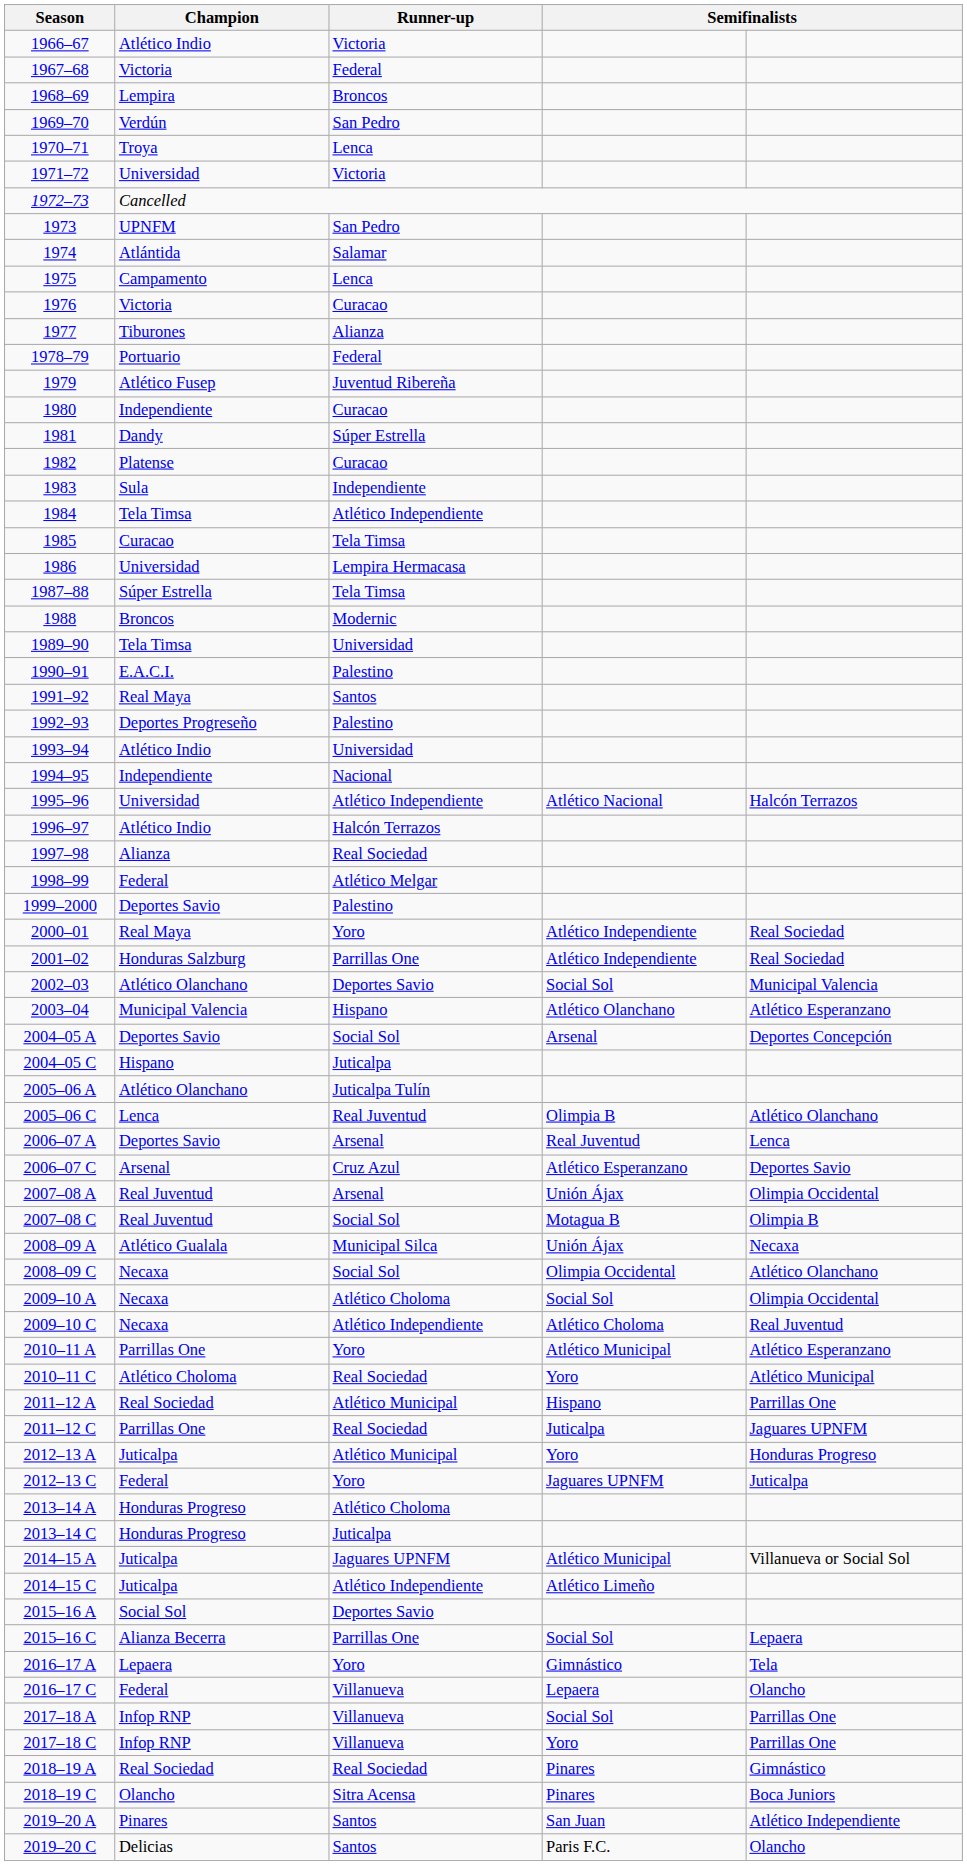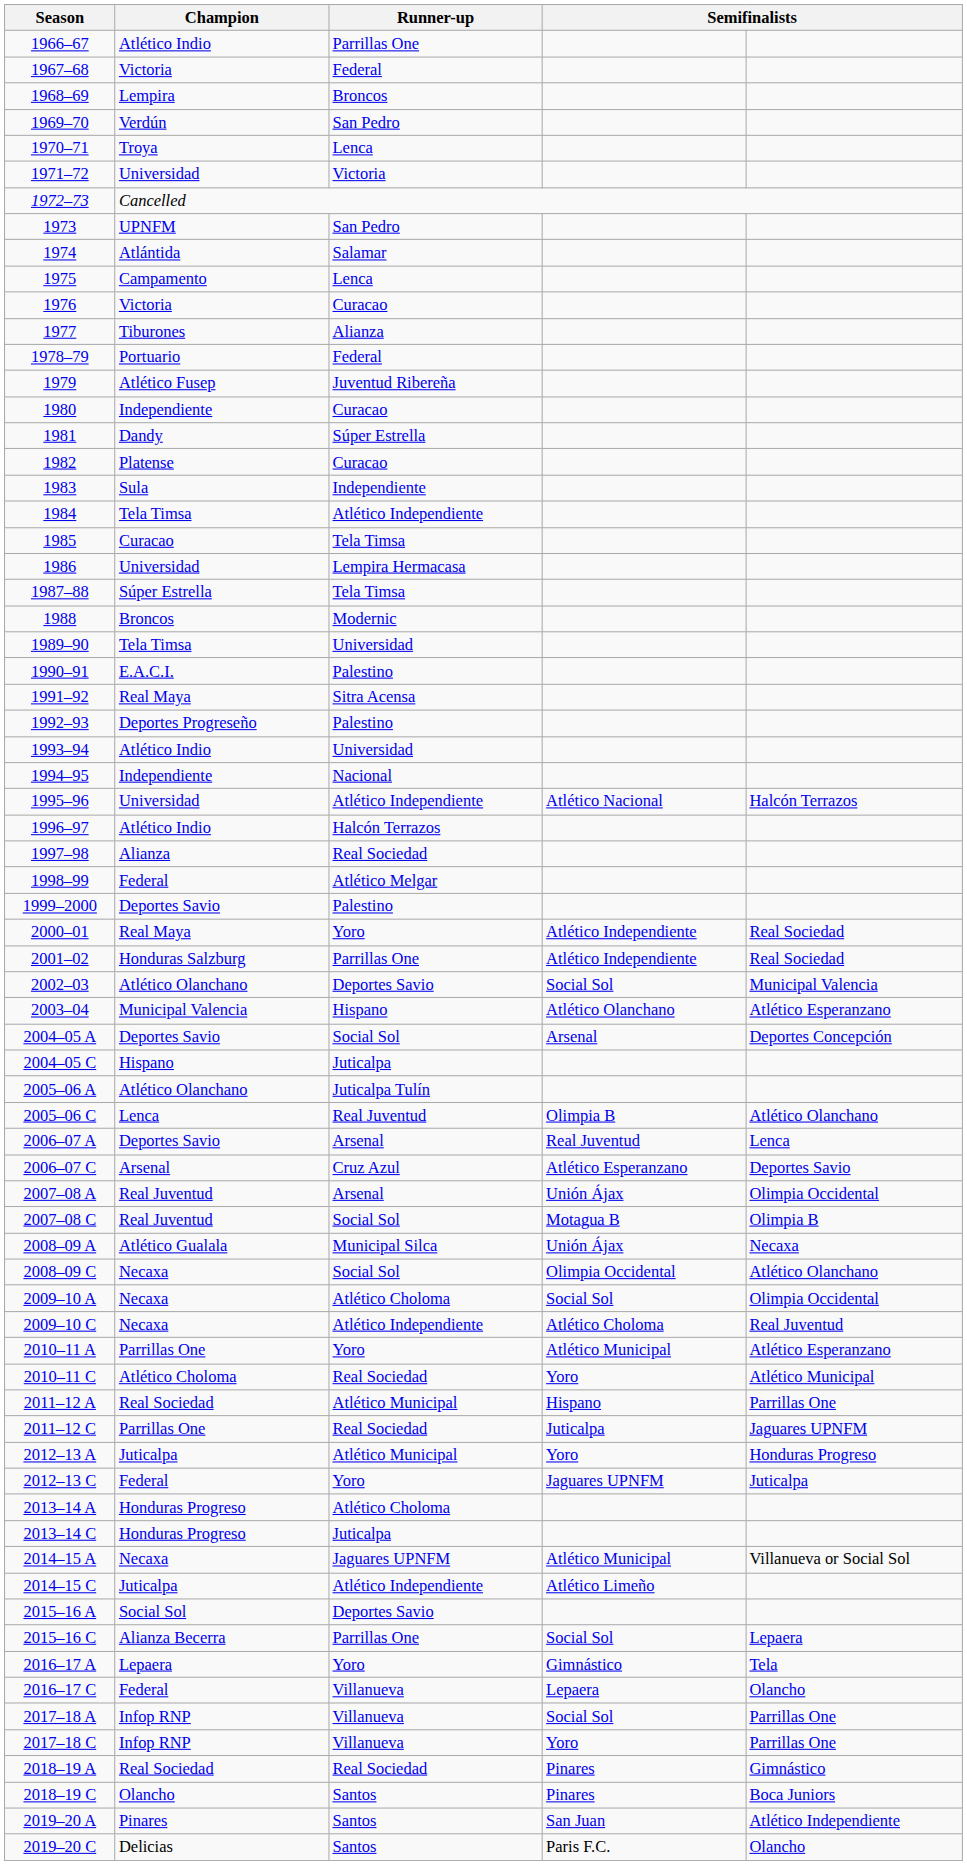(359, 43) Victoria -> (376, 43) Parrillas One
(354, 697) Santos -> (374, 697) Sitra Acensa
(148, 1559) Juticalpa -> (144, 1559) Necaxa
(374, 1794) Sitra Acensa -> (354, 1794) Santos
